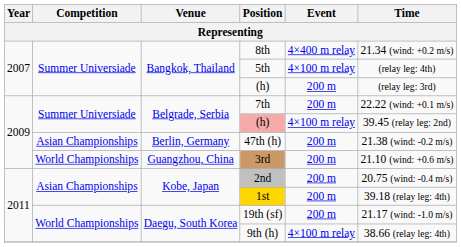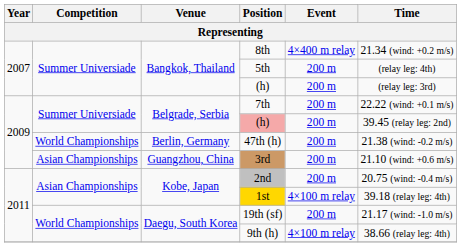(321, 68) 4×100 m relay -> (321, 68) 200 m
(321, 123) 4×100 m relay -> (321, 123) 200 m
(87, 141) Asian Championships -> (87, 141) World Championships
(87, 159) World Championships -> (87, 159) Asian Championships
(321, 196) 200 m -> (321, 196) 4×100 m relay
